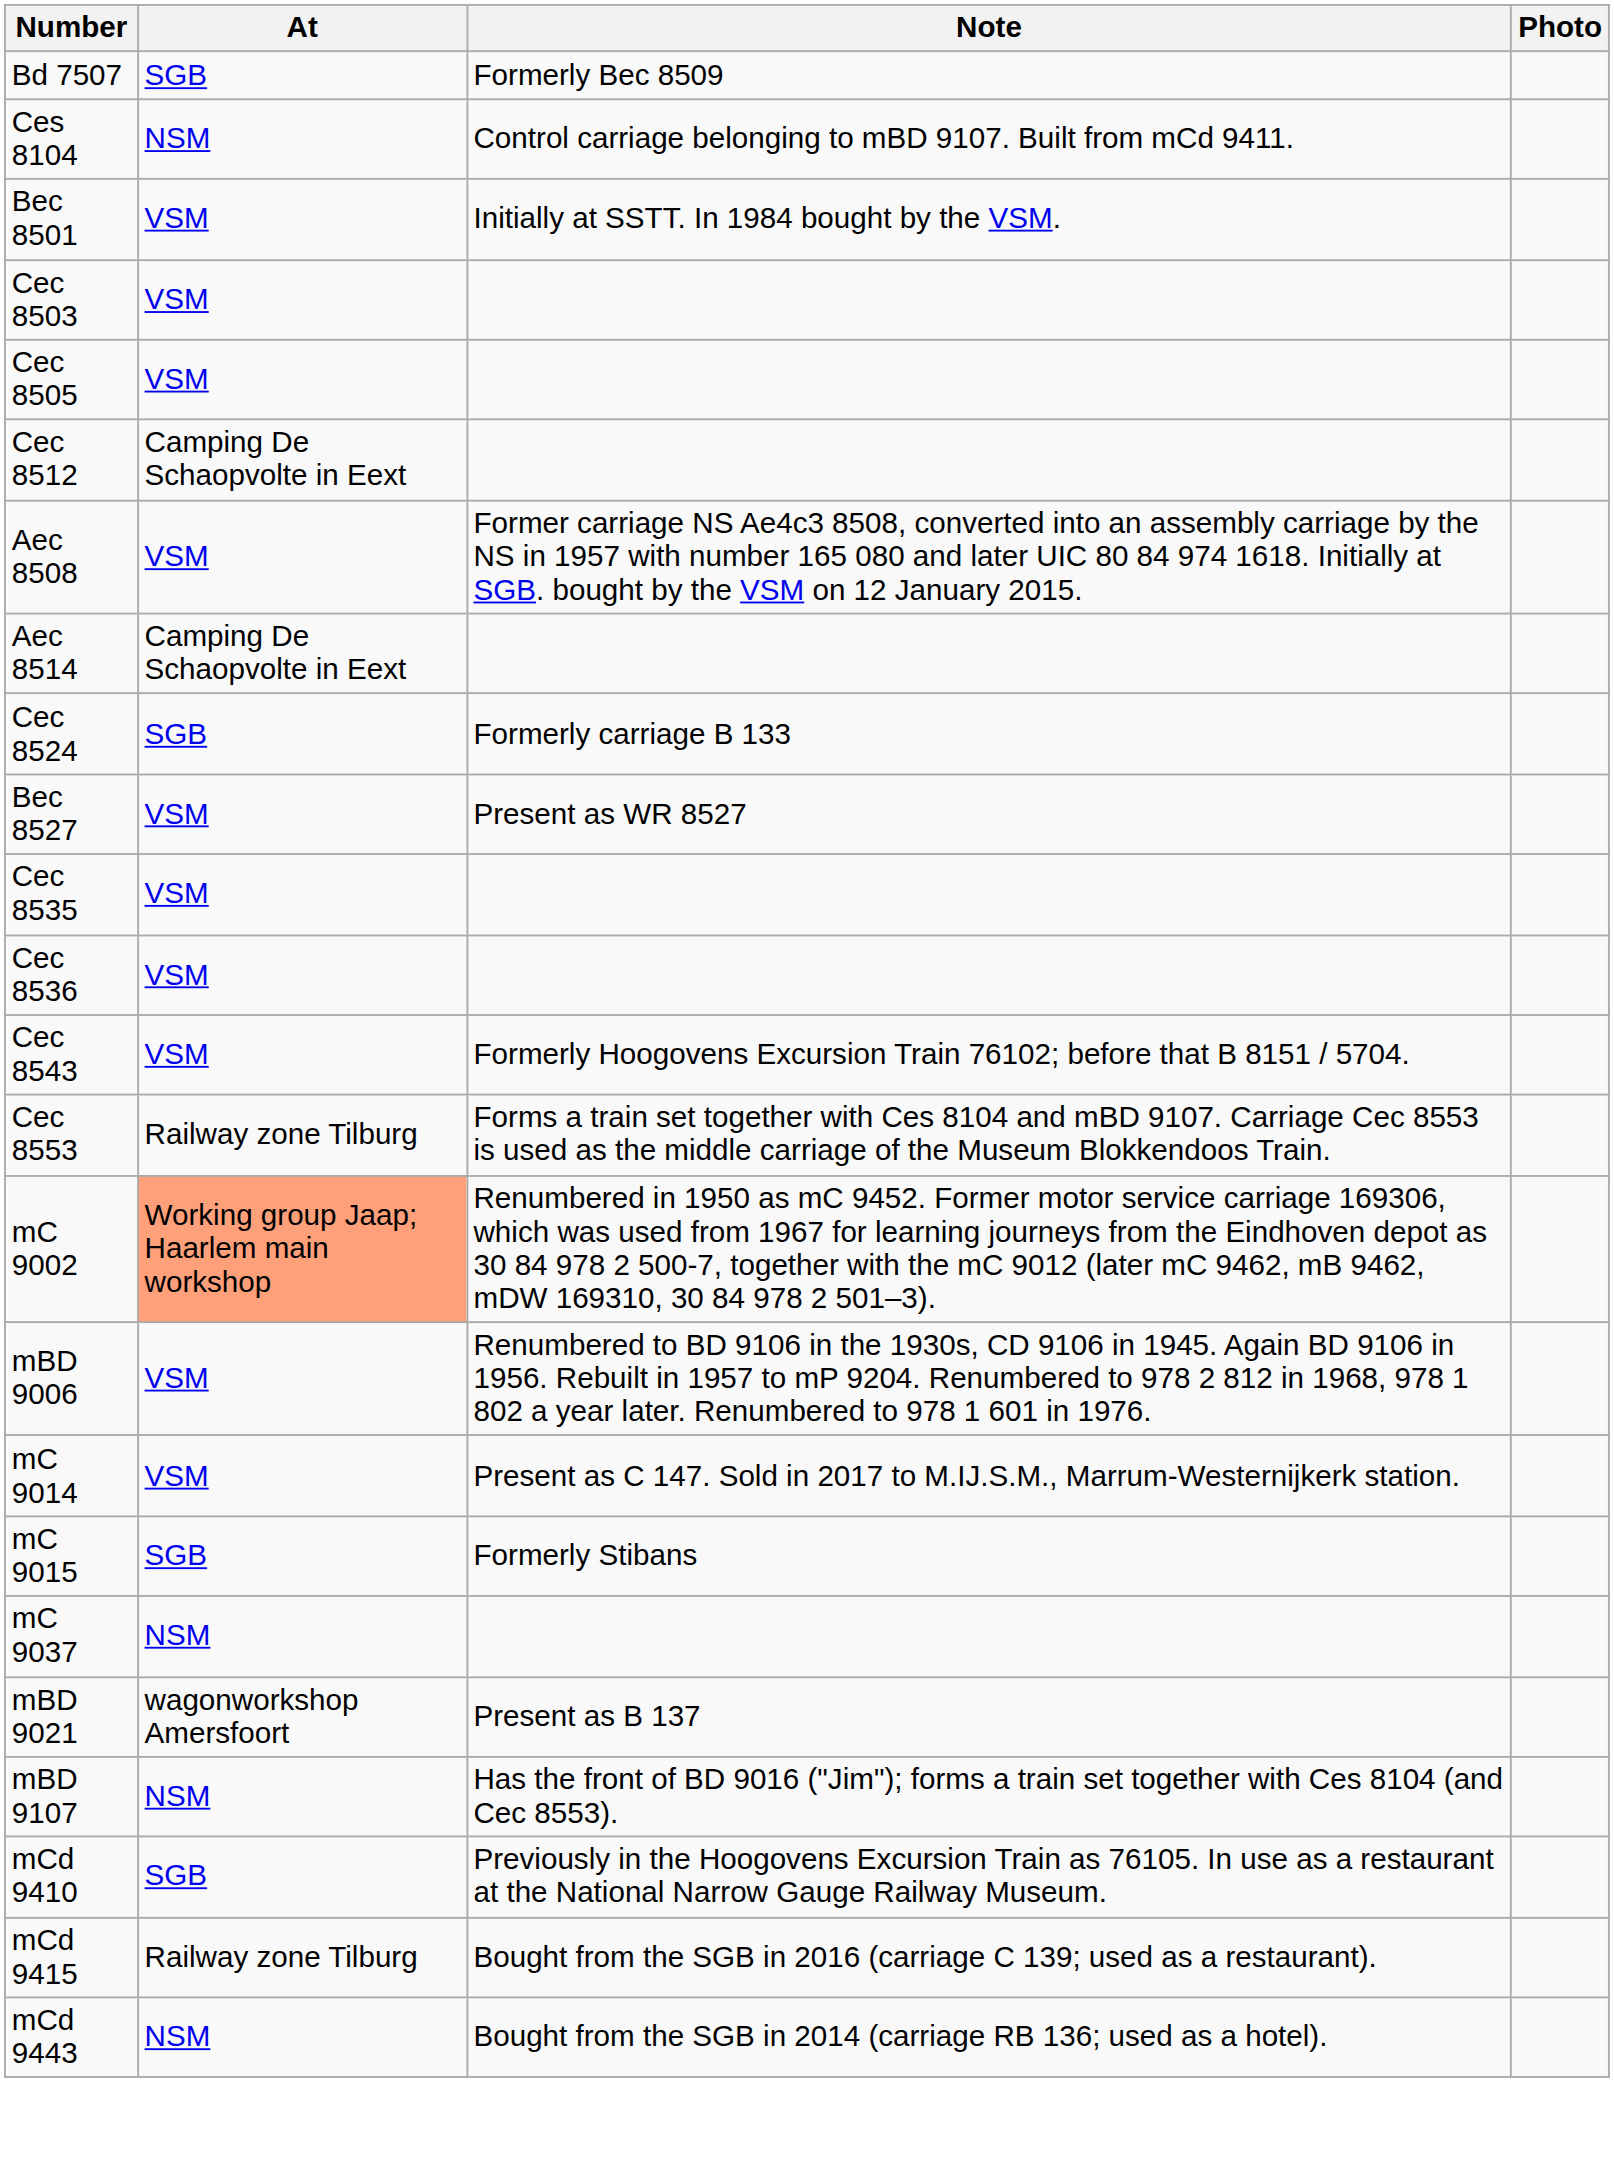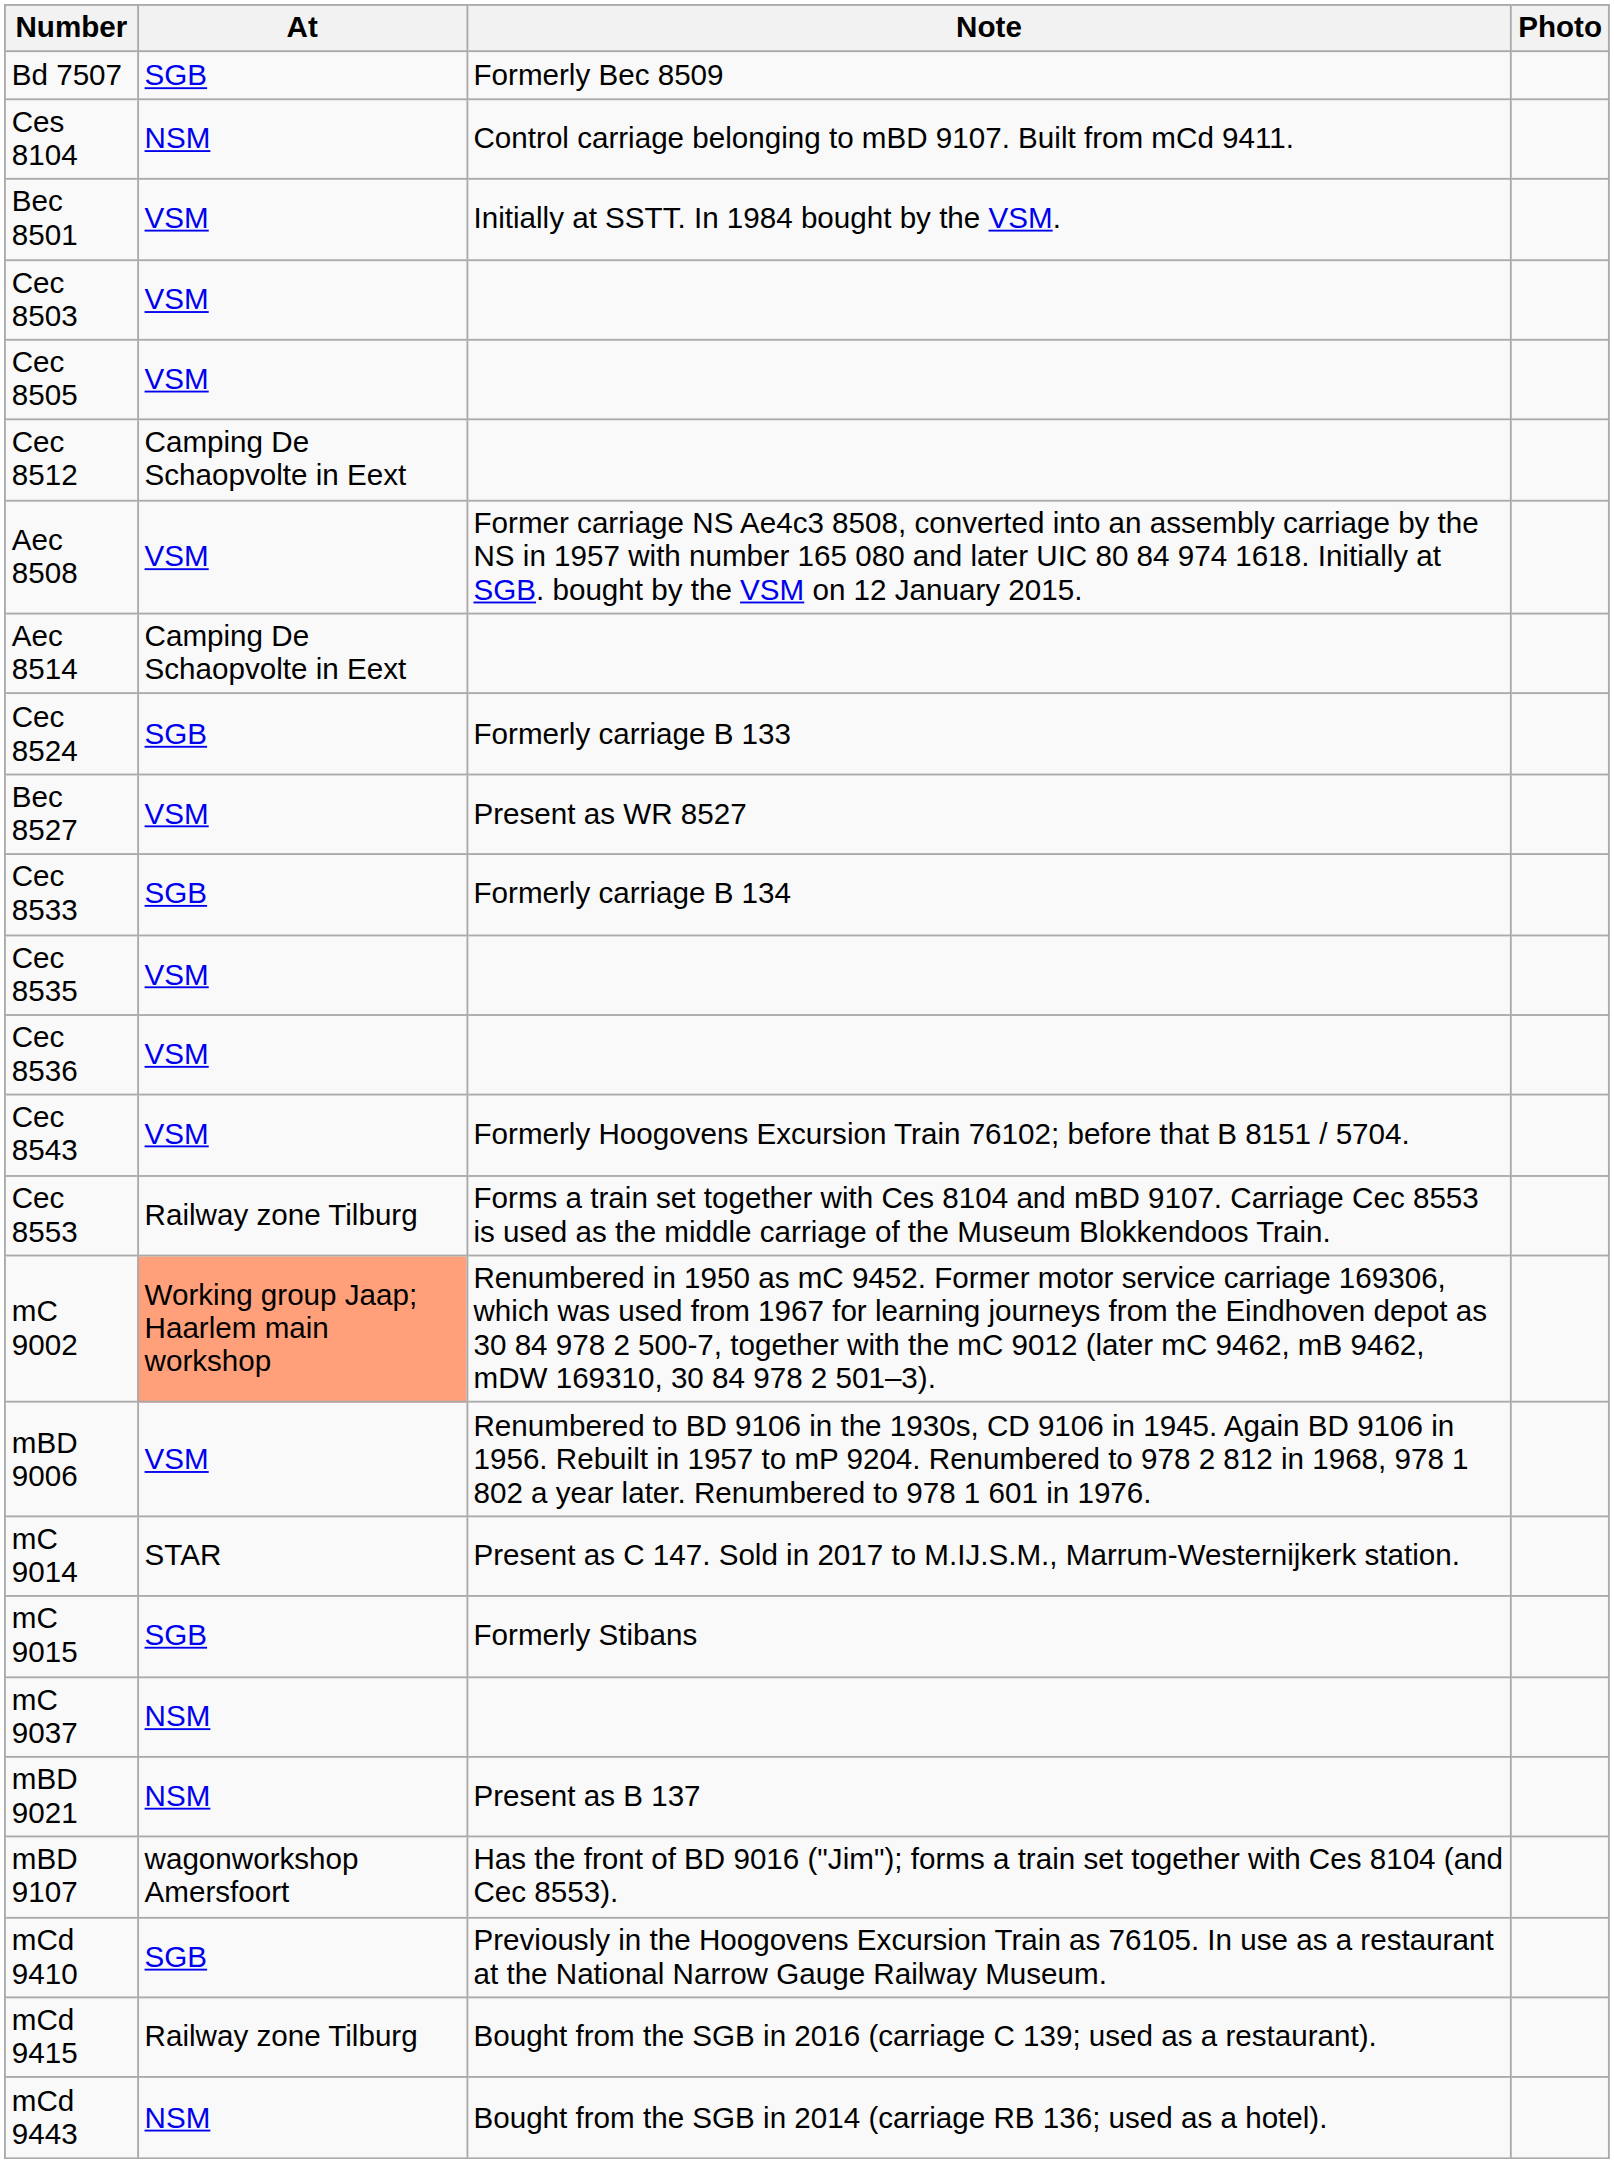+ row: (45, 894)
(177, 1475) VSM -> (183, 1555) STAR
(252, 1716) wagonworkshop Amersfoort -> (177, 1796) NSM
(177, 1796) NSM -> (252, 1876) wagonworkshop Amersfoort
